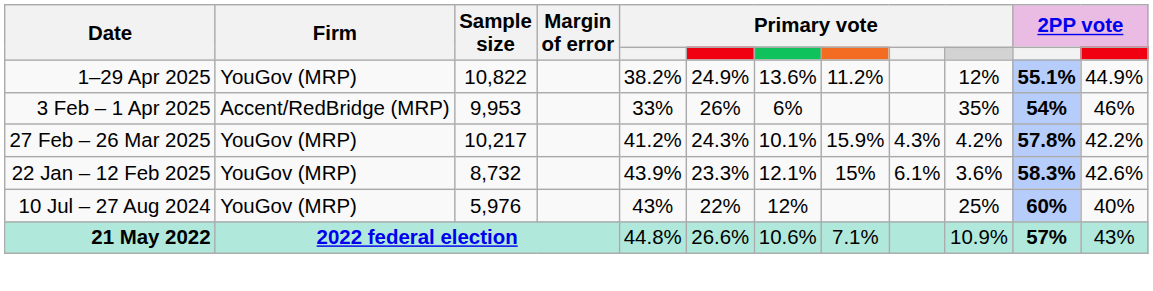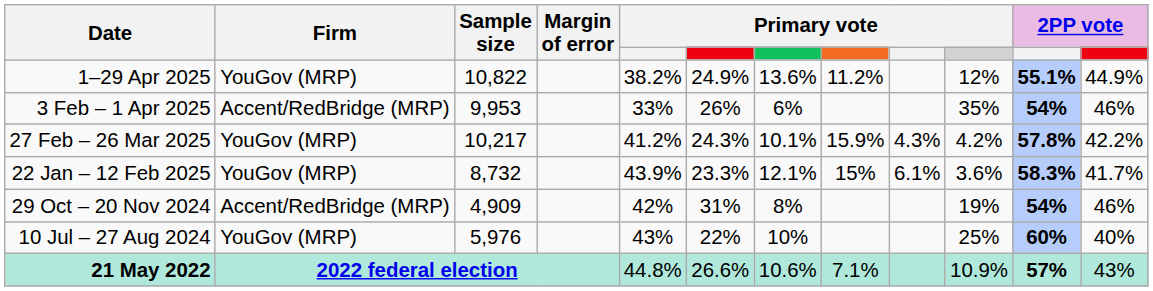(1114, 173) 42.6% -> (1114, 173) 41.7%
+ row: (111, 205)
(788, 205) 12% -> (788, 238) 10%
